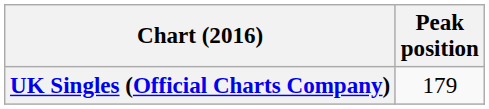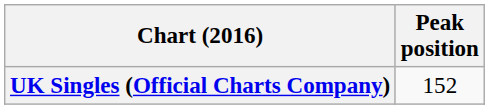(440, 85) 179 -> (440, 85) 152
